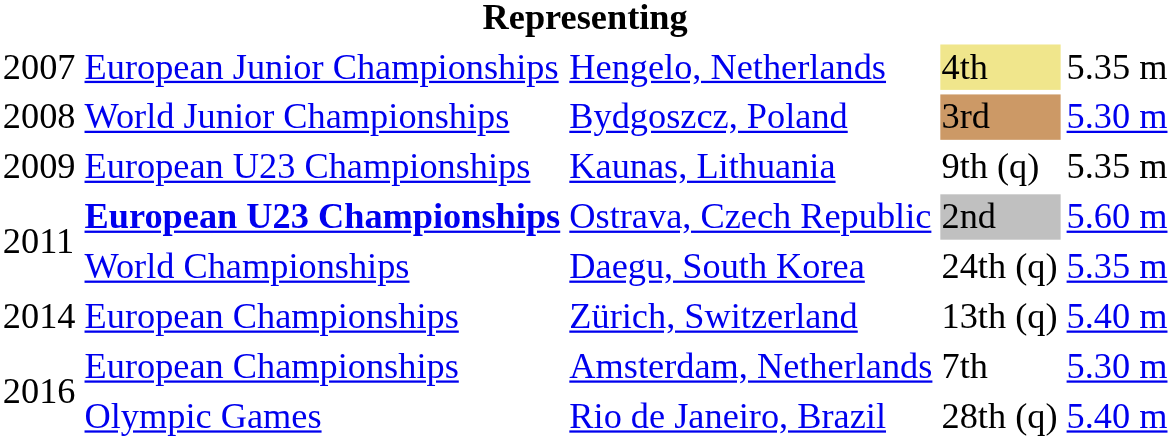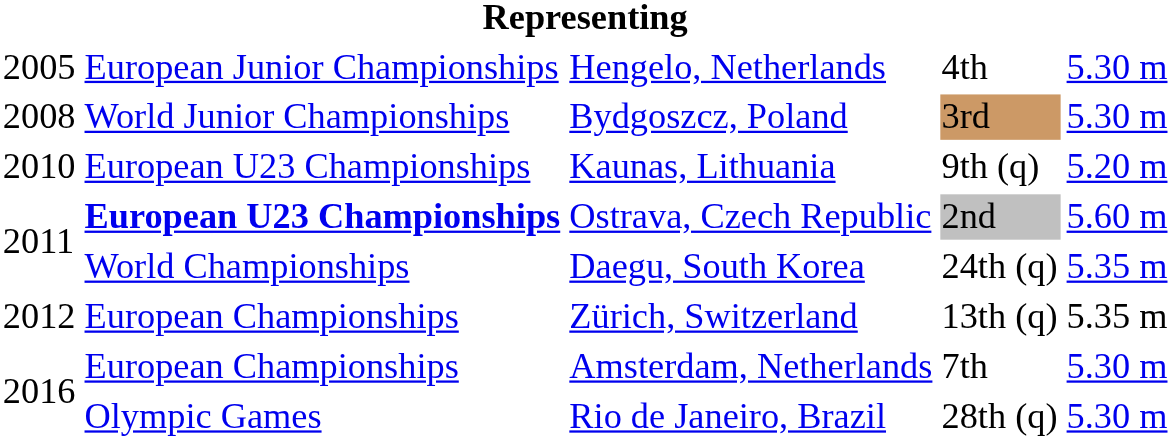(39, 66) 2007 -> (39, 66) 2005
(965, 66) khaki background -> (965, 66) no background
(1117, 66) 5.35 m -> (1117, 66) 5.30 m
(39, 166) 2009 -> (39, 166) 2010
(1117, 166) 5.35 m -> (1117, 166) 5.20 m
(39, 316) 2014 -> (39, 316) 2012
(1117, 316) 5.40 m -> (1117, 316) 5.35 m
(1117, 416) 5.40 m -> (1117, 416) 5.30 m
